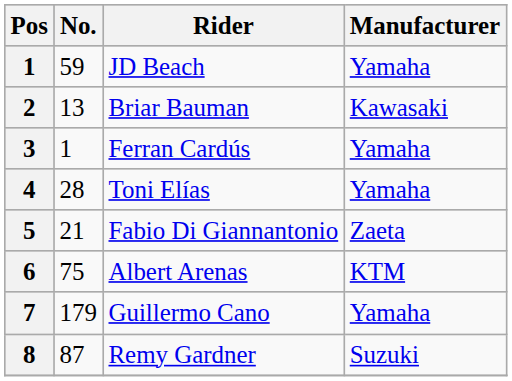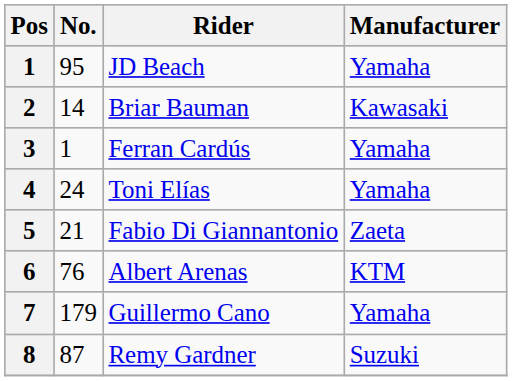(72, 66) 59 -> (72, 66) 95
(72, 107) 13 -> (72, 107) 14
(72, 189) 28 -> (72, 189) 24
(72, 271) 75 -> (72, 271) 76
